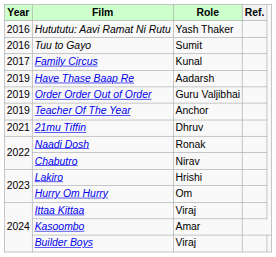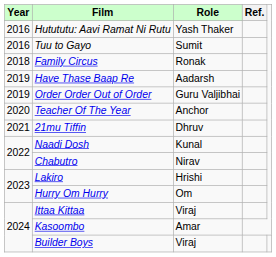(18, 62) 2017 -> (18, 62) 2018
(189, 62) Kunal -> (191, 62) Ronak
(18, 111) 2019 -> (18, 111) 2020
(191, 144) Ronak -> (189, 144) Kunal
